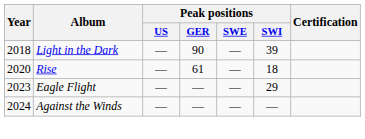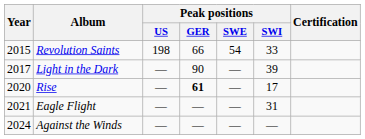+ row: (78, 50)
(19, 50) 2018 -> (19, 69) 2017
(198, 69) normal -> (198, 87) bold
(272, 69) 18 -> (272, 87) 17
(19, 87) 2023 -> (19, 106) 2021
(272, 87) 29 -> (272, 106) 31
